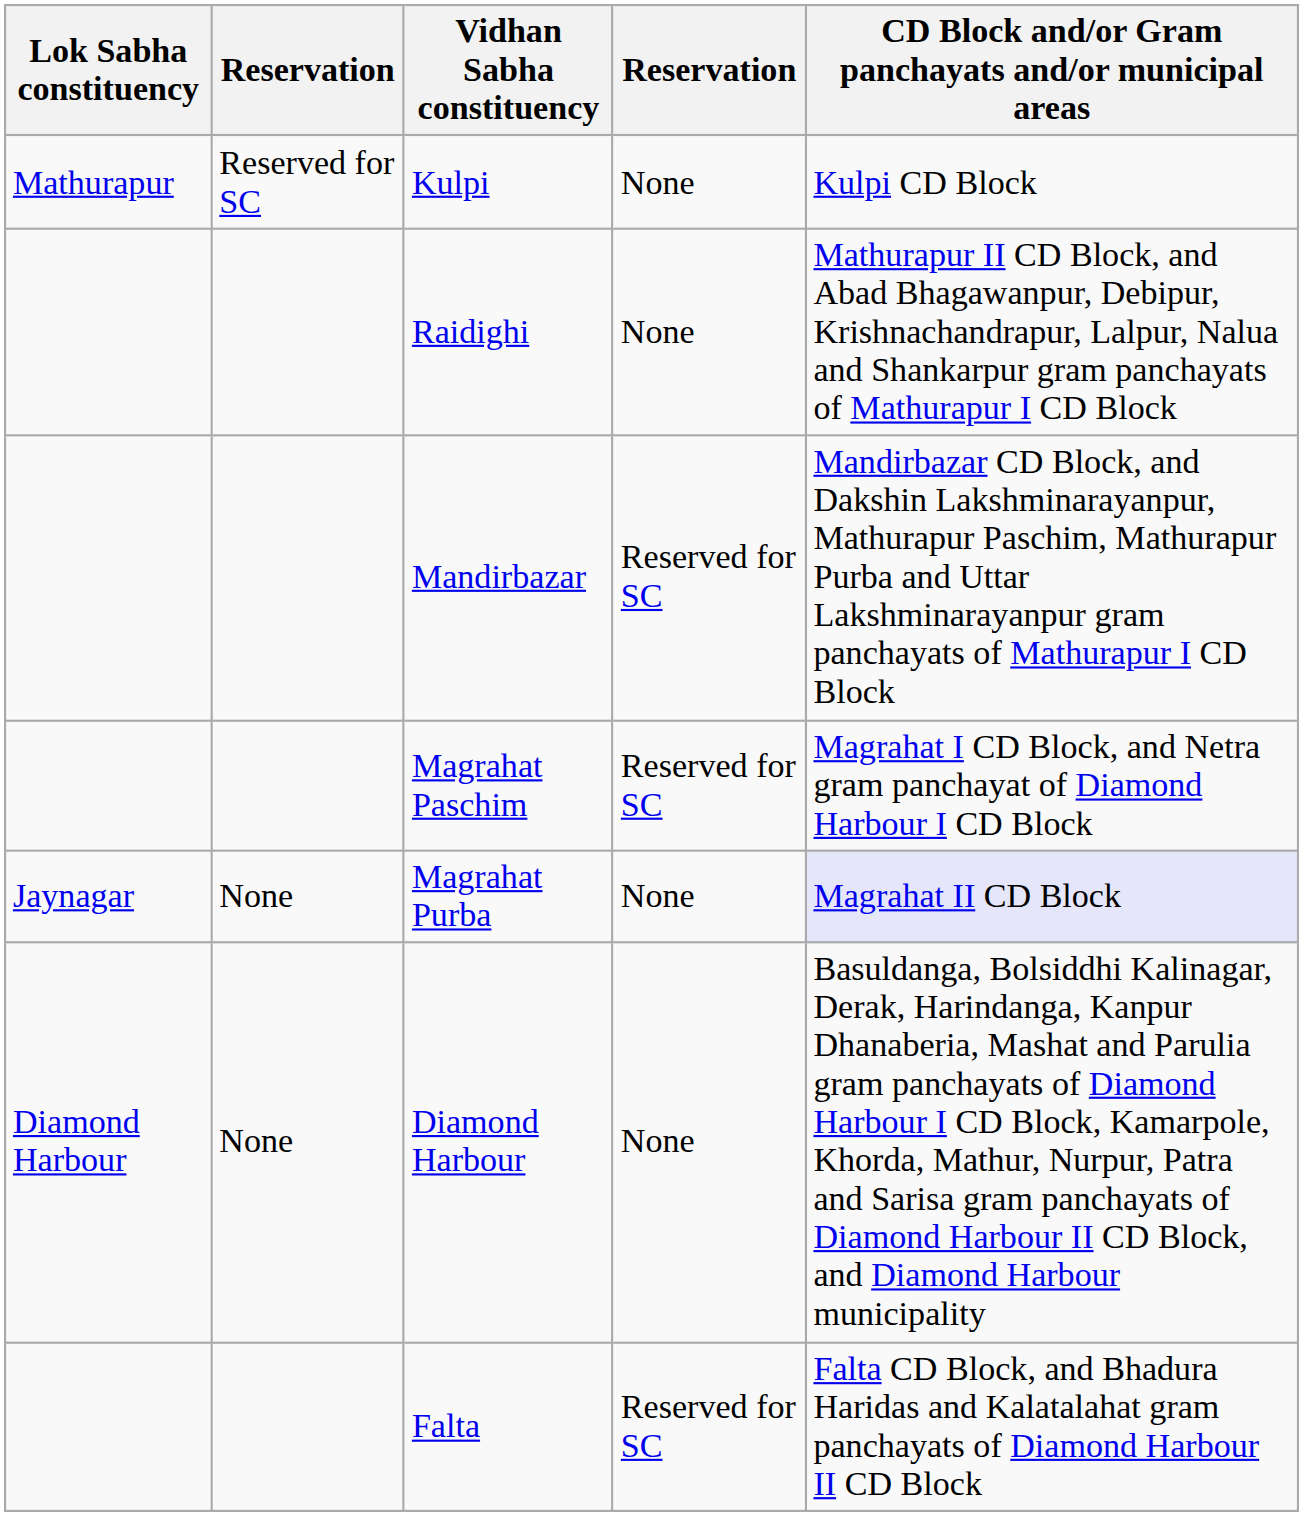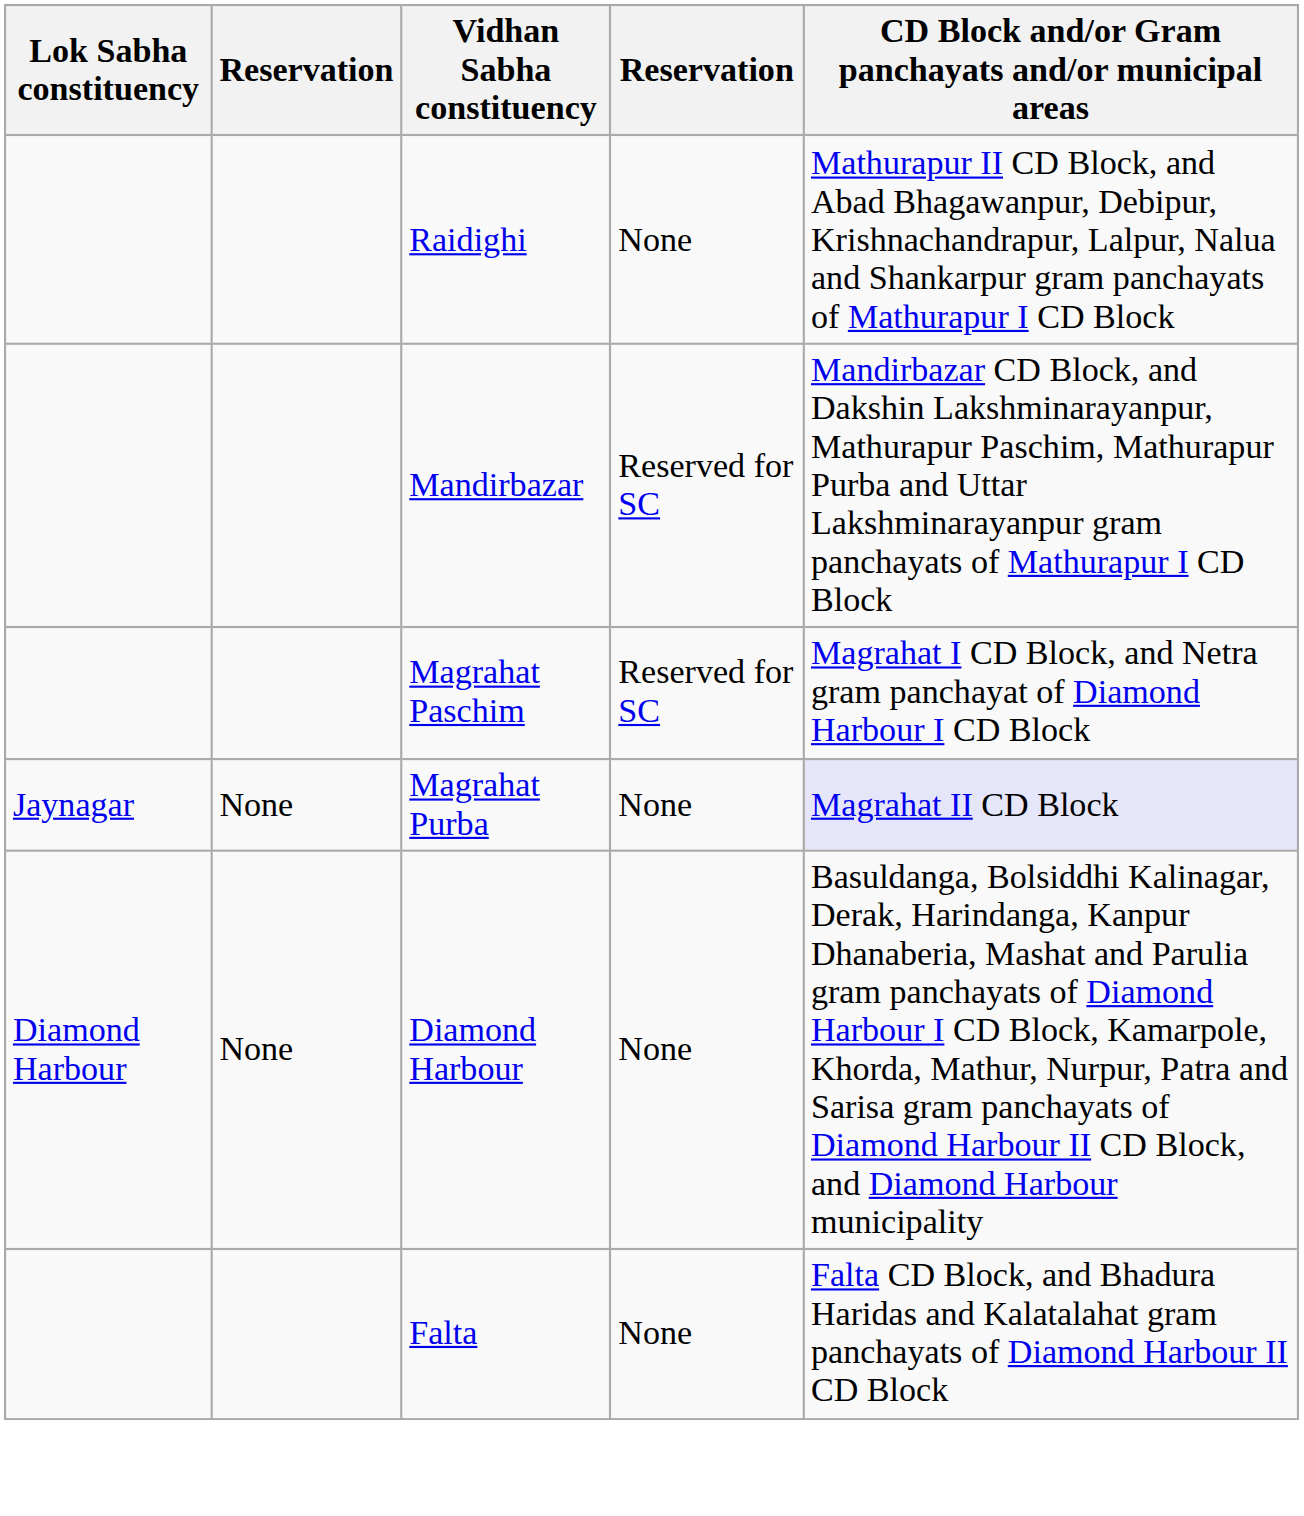- row: (451, 181)
(708, 1425) Reserved for SC -> (655, 1333) None
